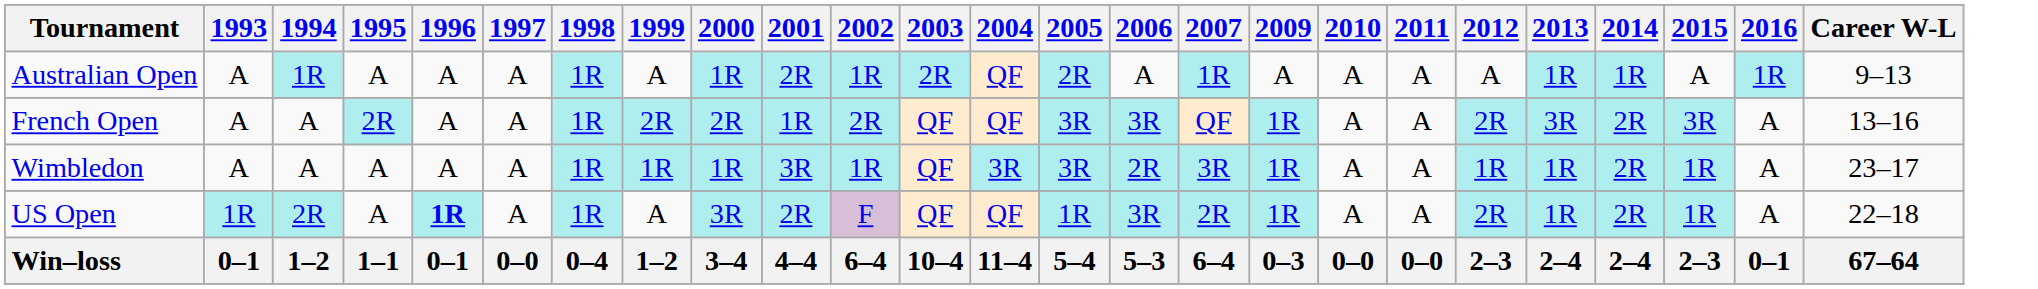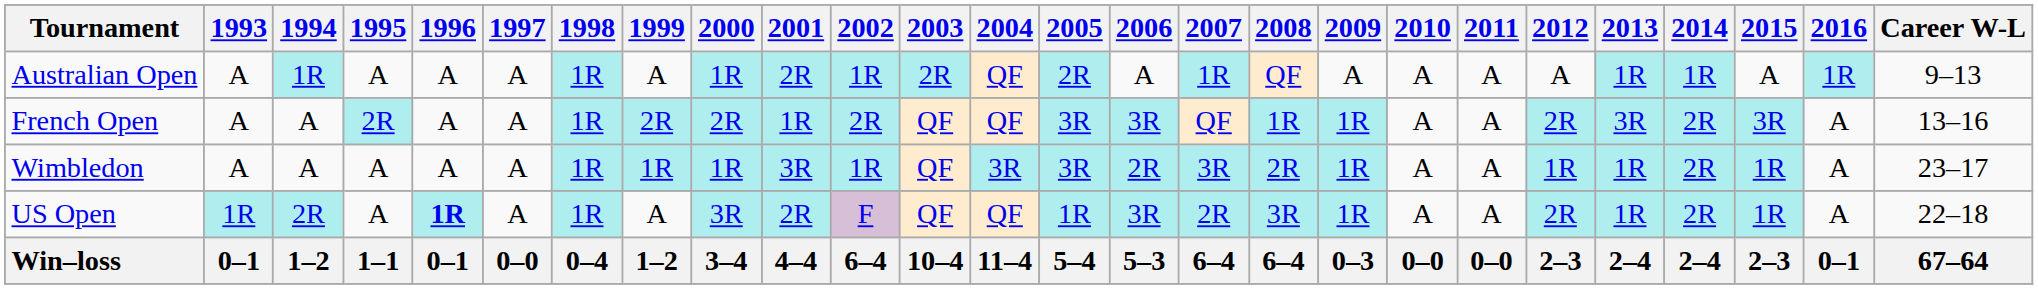+ column: (1283, 27)
